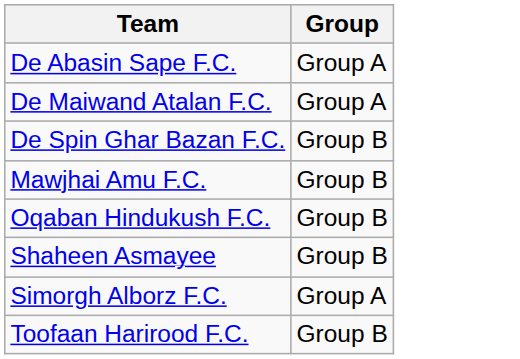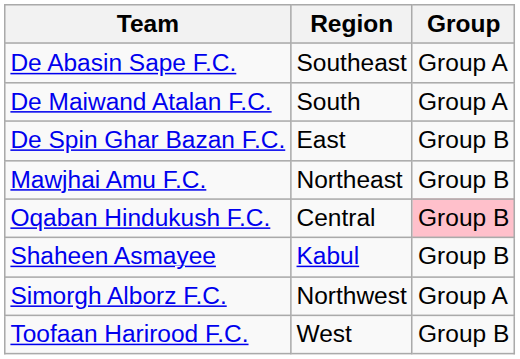+ column: (352, 23)
(342, 218) no background -> (464, 218) pink background
